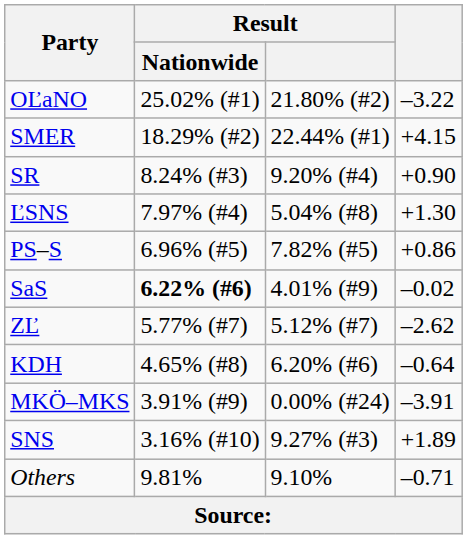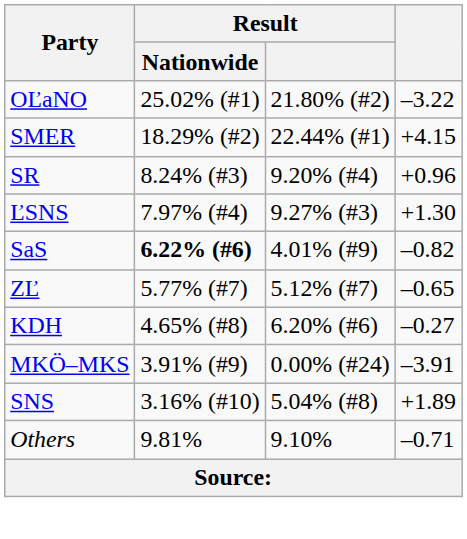(428, 174) +0.90 -> (428, 174) +0.96
(324, 212) 5.04% (#8) -> (324, 212) 9.27% (#3)
- row: (36, 250)
(428, 288) –0.02 -> (428, 250) –0.82
(428, 325) –2.62 -> (428, 288) –0.65
(428, 363) –0.64 -> (428, 325) –0.27
(324, 439) 9.27% (#3) -> (324, 401) 5.04% (#8)
